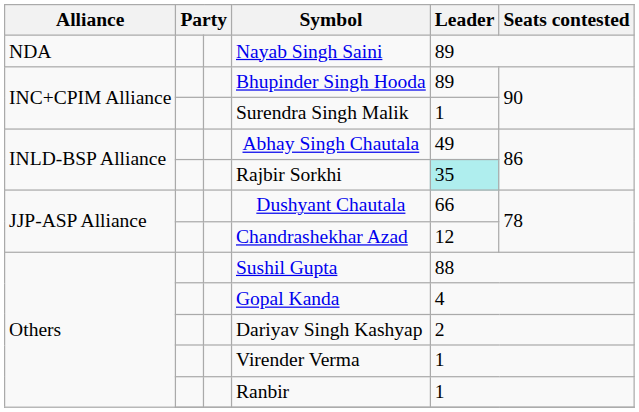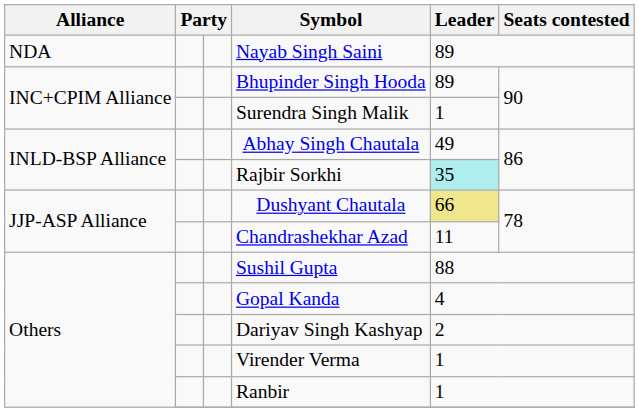(445, 205) no background -> (445, 205) khaki background
(445, 236) 12 -> (444, 236) 11
